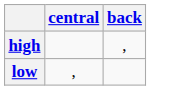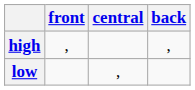+ column: (67, 17)
